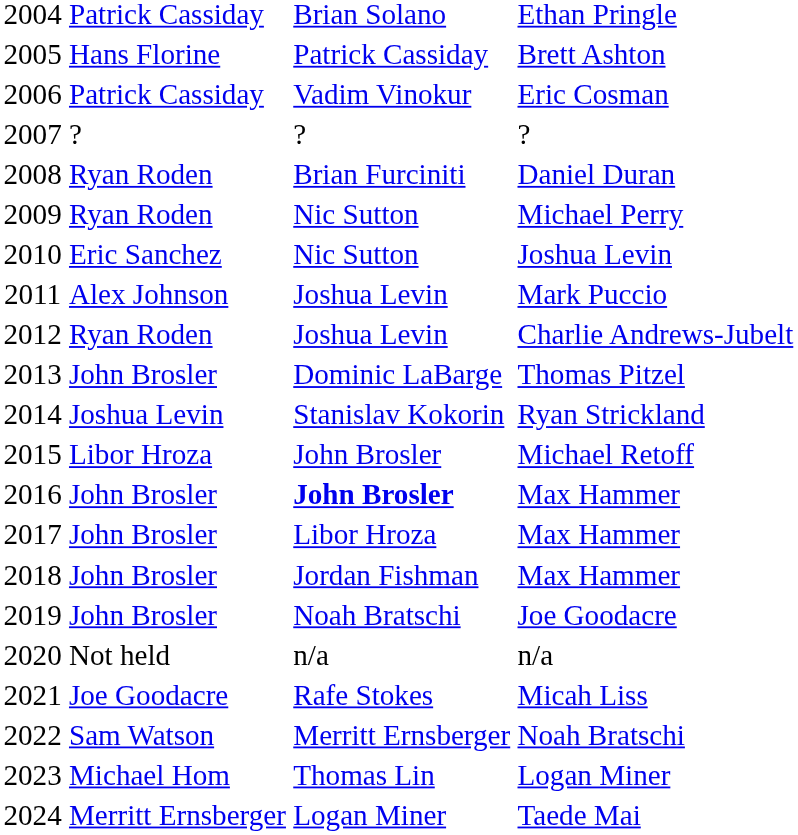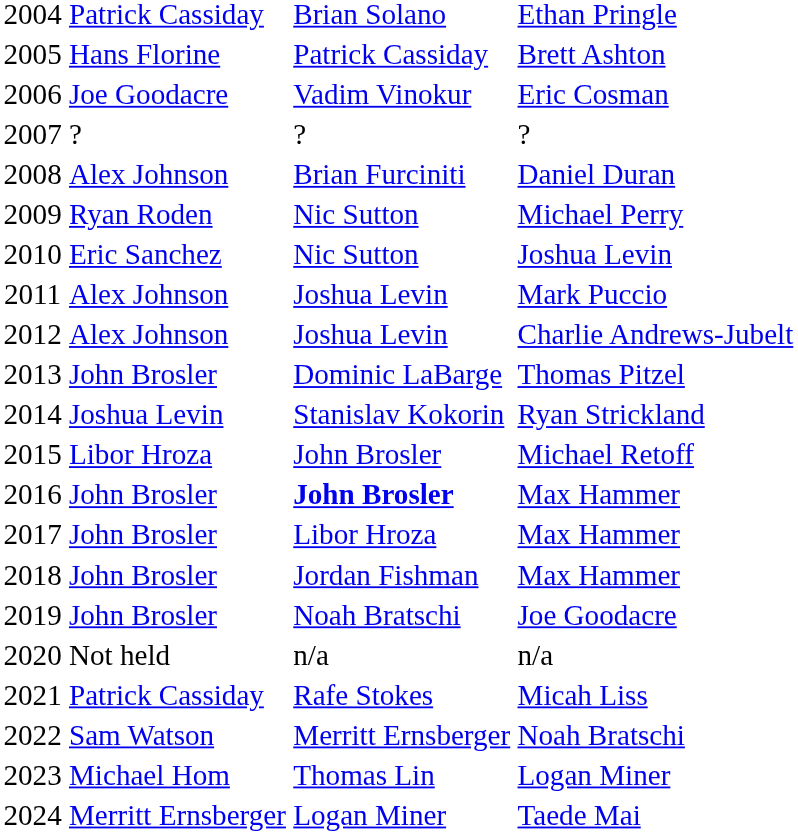(166, 94) Patrick Cassiday -> (149, 94) Joe Goodacre
(141, 174) Ryan Roden -> (149, 174) Alex Johnson
(141, 334) Ryan Roden -> (149, 334) Alex Johnson
(149, 695) Joe Goodacre -> (166, 695) Patrick Cassiday
